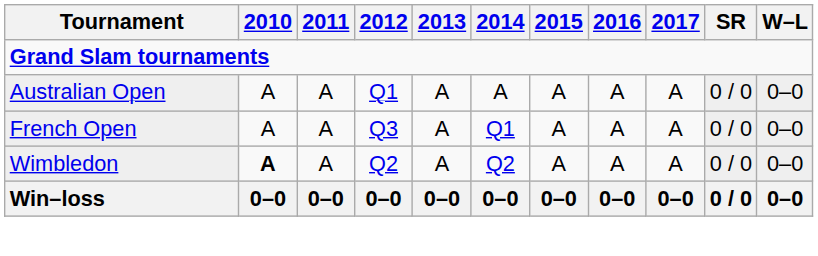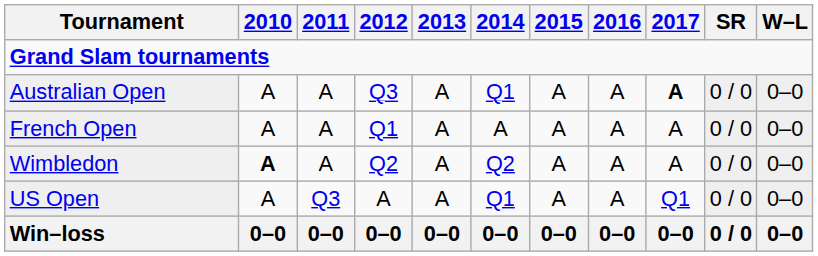(384, 92) Q1 -> (384, 92) Q3
(500, 92) A -> (500, 92) Q1
(676, 92) normal -> (676, 92) bold
(384, 127) Q3 -> (384, 127) Q1
(500, 127) Q1 -> (500, 127) A
+ row: (54, 197)
